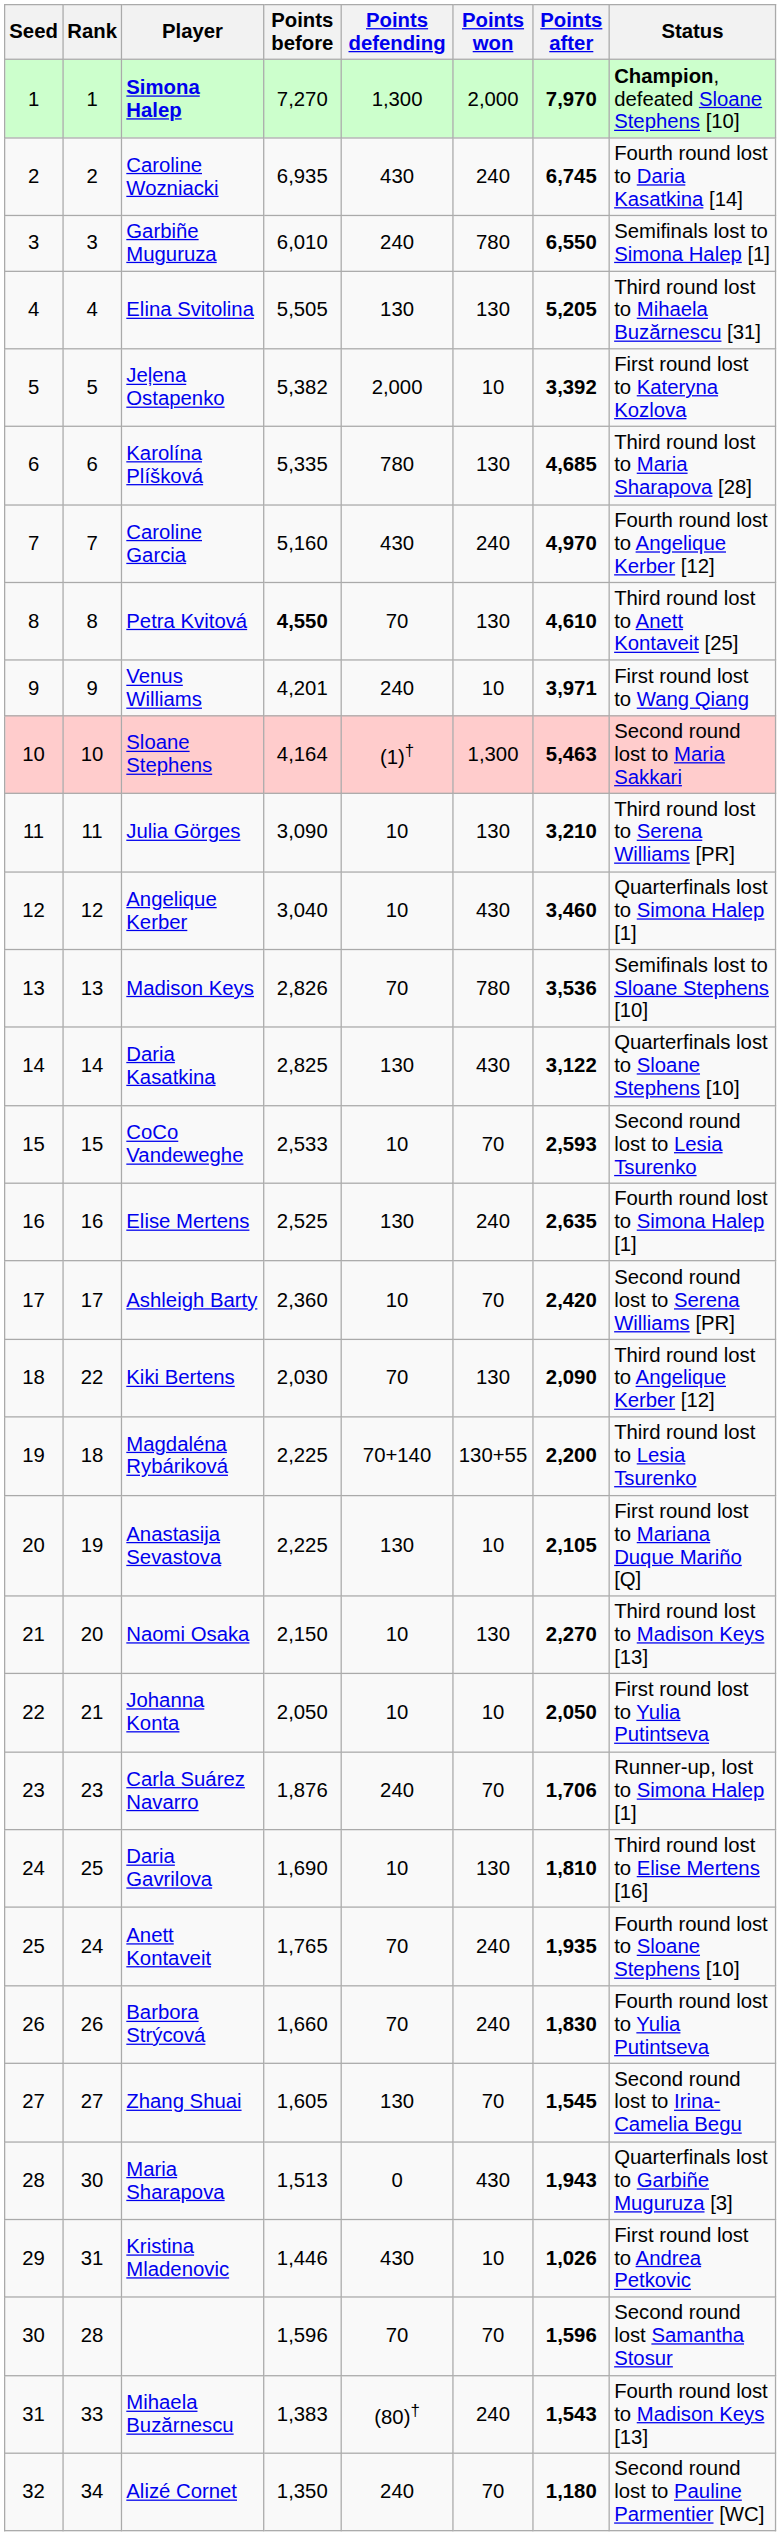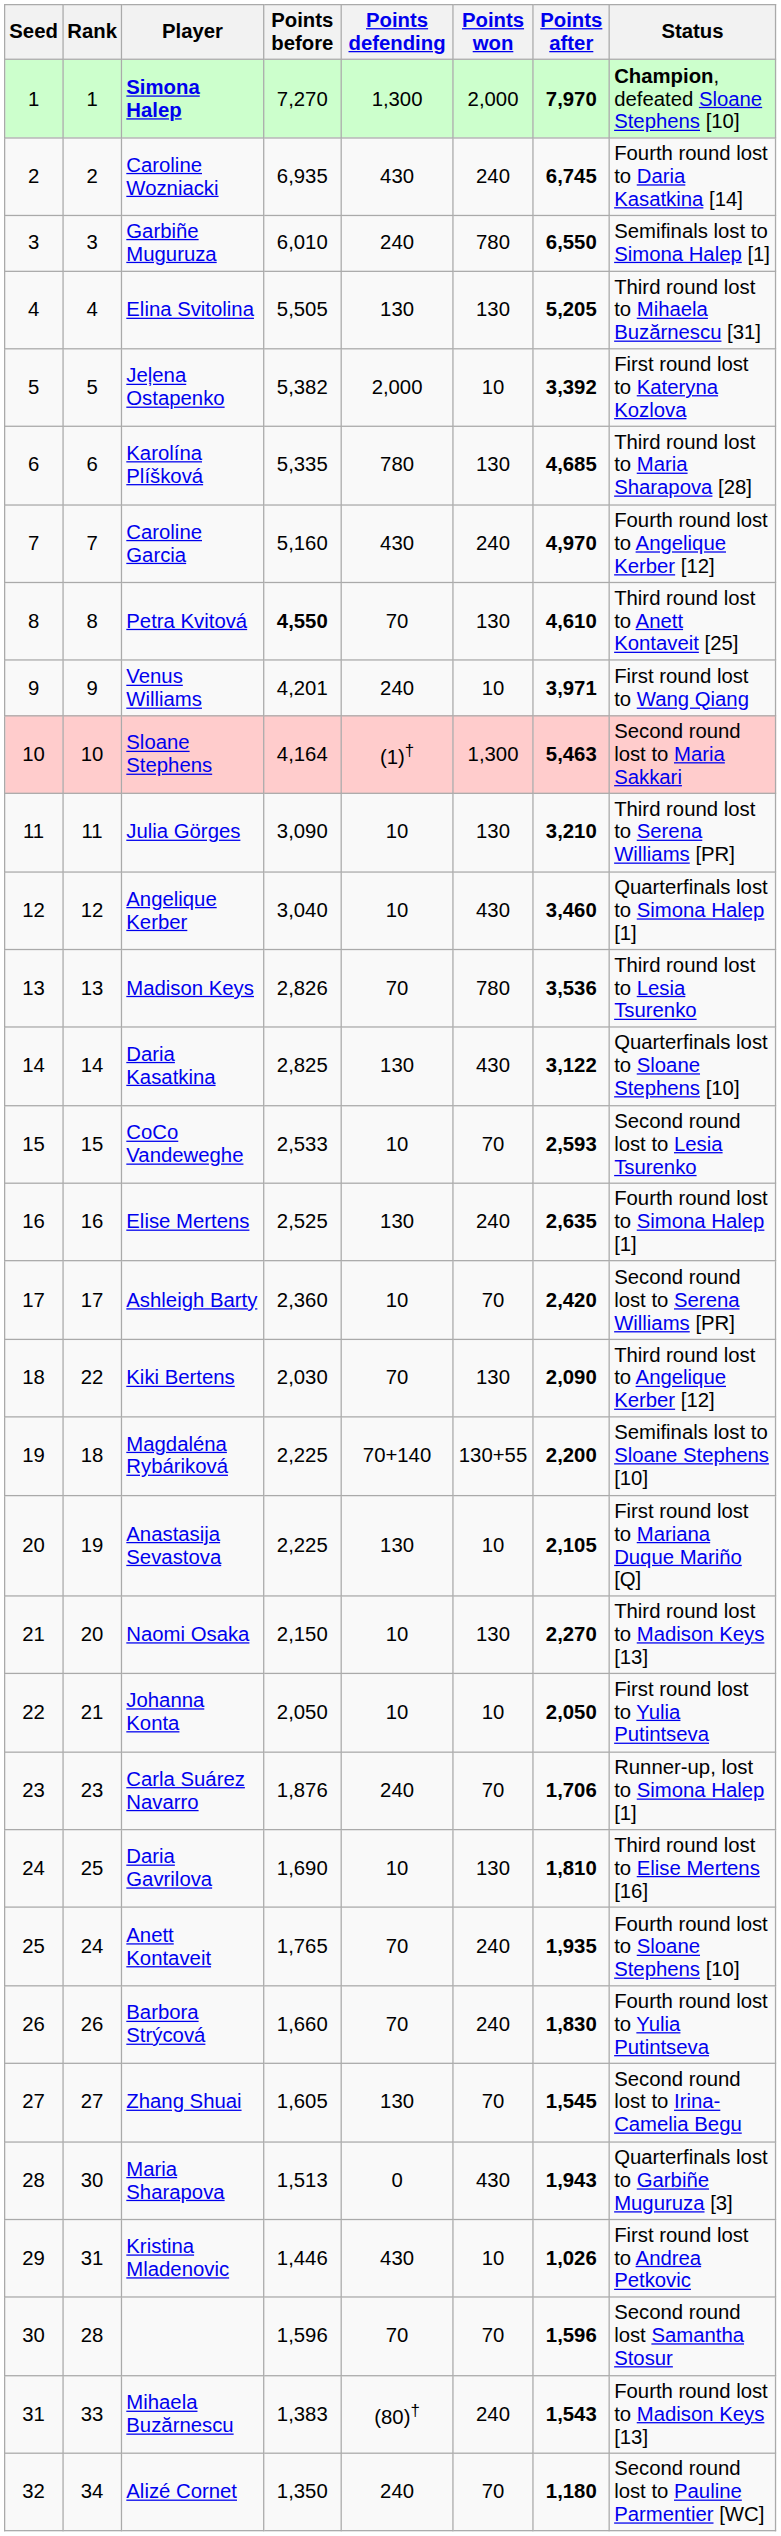(692, 988) Semifinals lost to Sloane Stephens [10] -> (685, 988) Third round lost to Lesia Tsurenko
(685, 1455) Third round lost to Lesia Tsurenko -> (692, 1455) Semifinals lost to Sloane Stephens [10]
